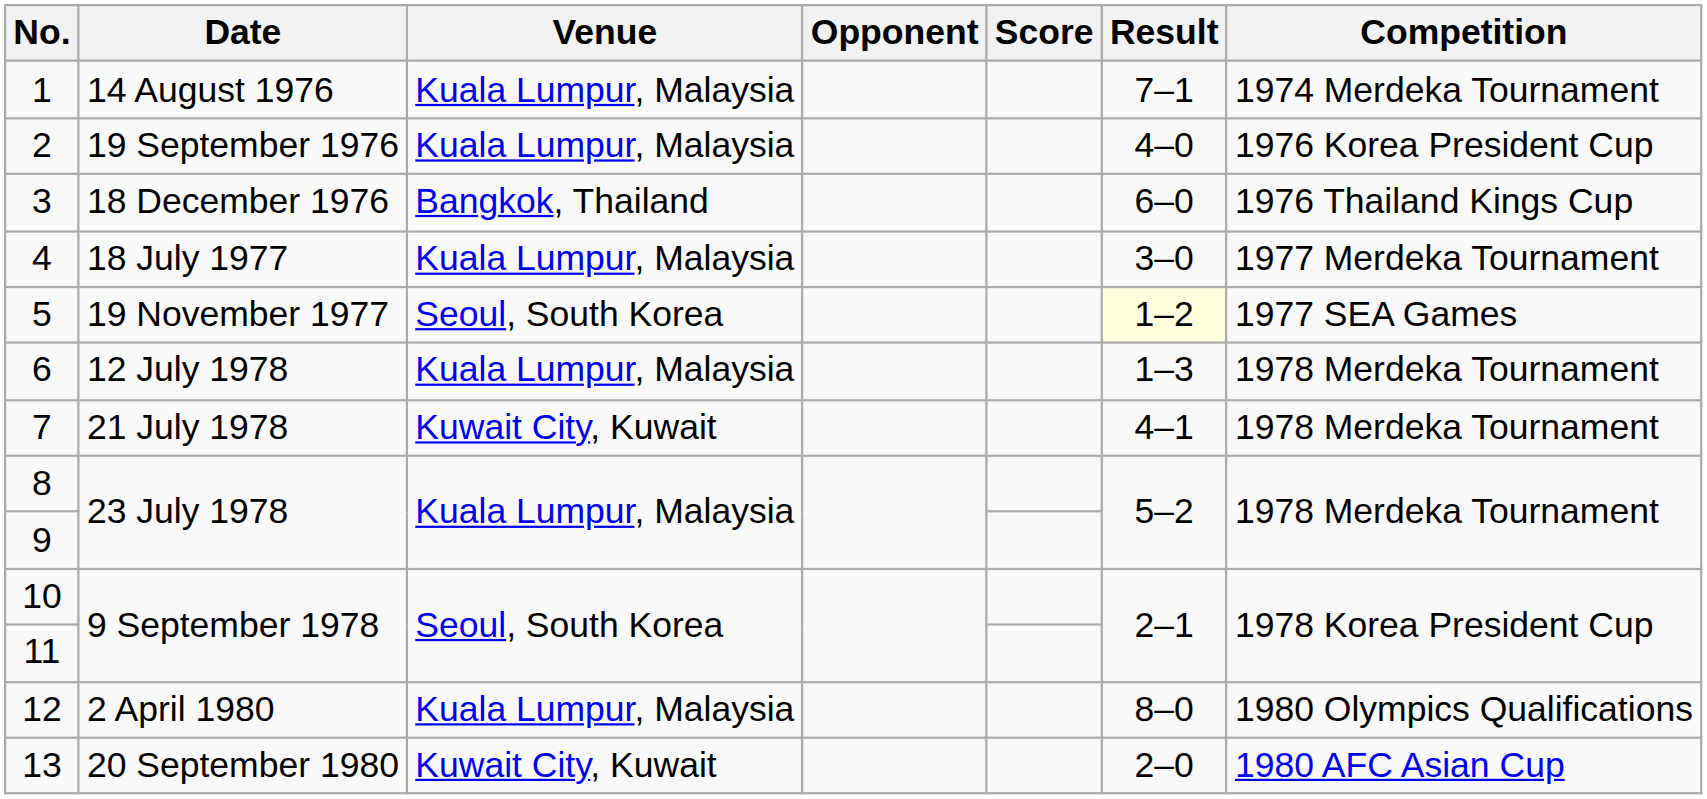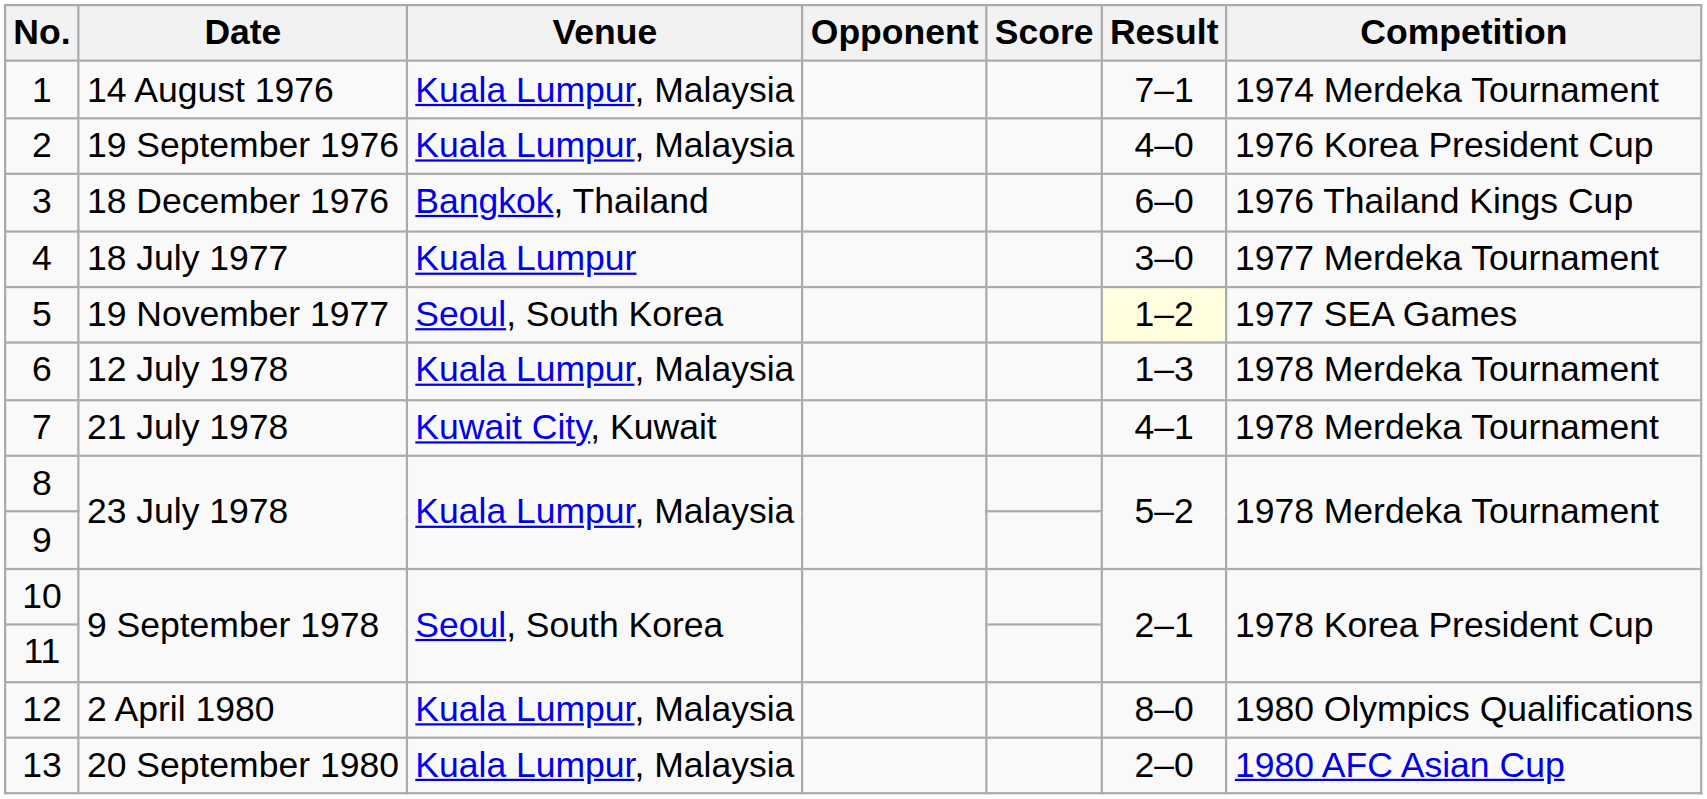(605, 257) Kuala Lumpur, Malaysia -> (526, 257) Kuala Lumpur
(566, 764) Kuwait City, Kuwait -> (605, 764) Kuala Lumpur, Malaysia
